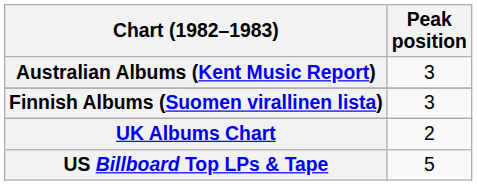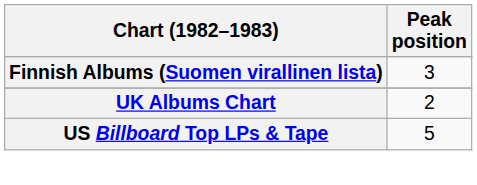- row: (196, 72)
